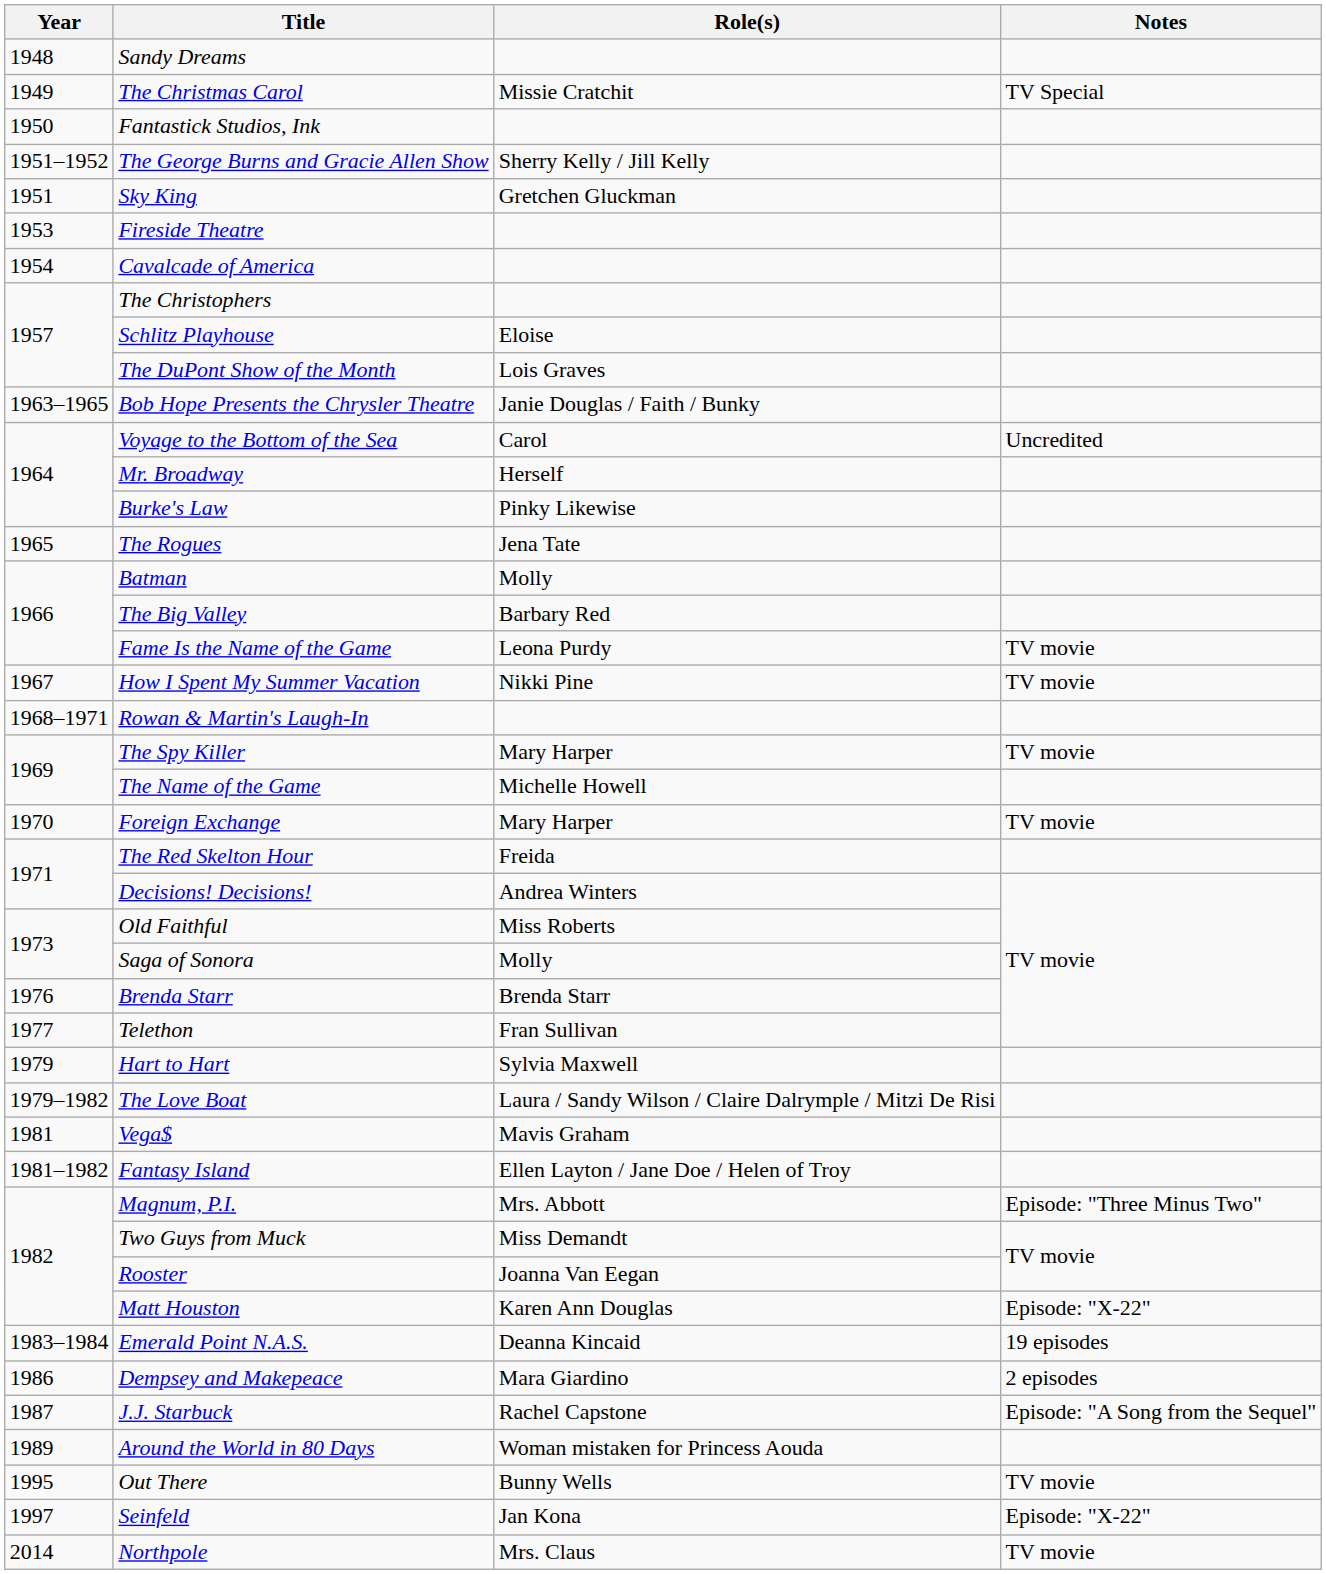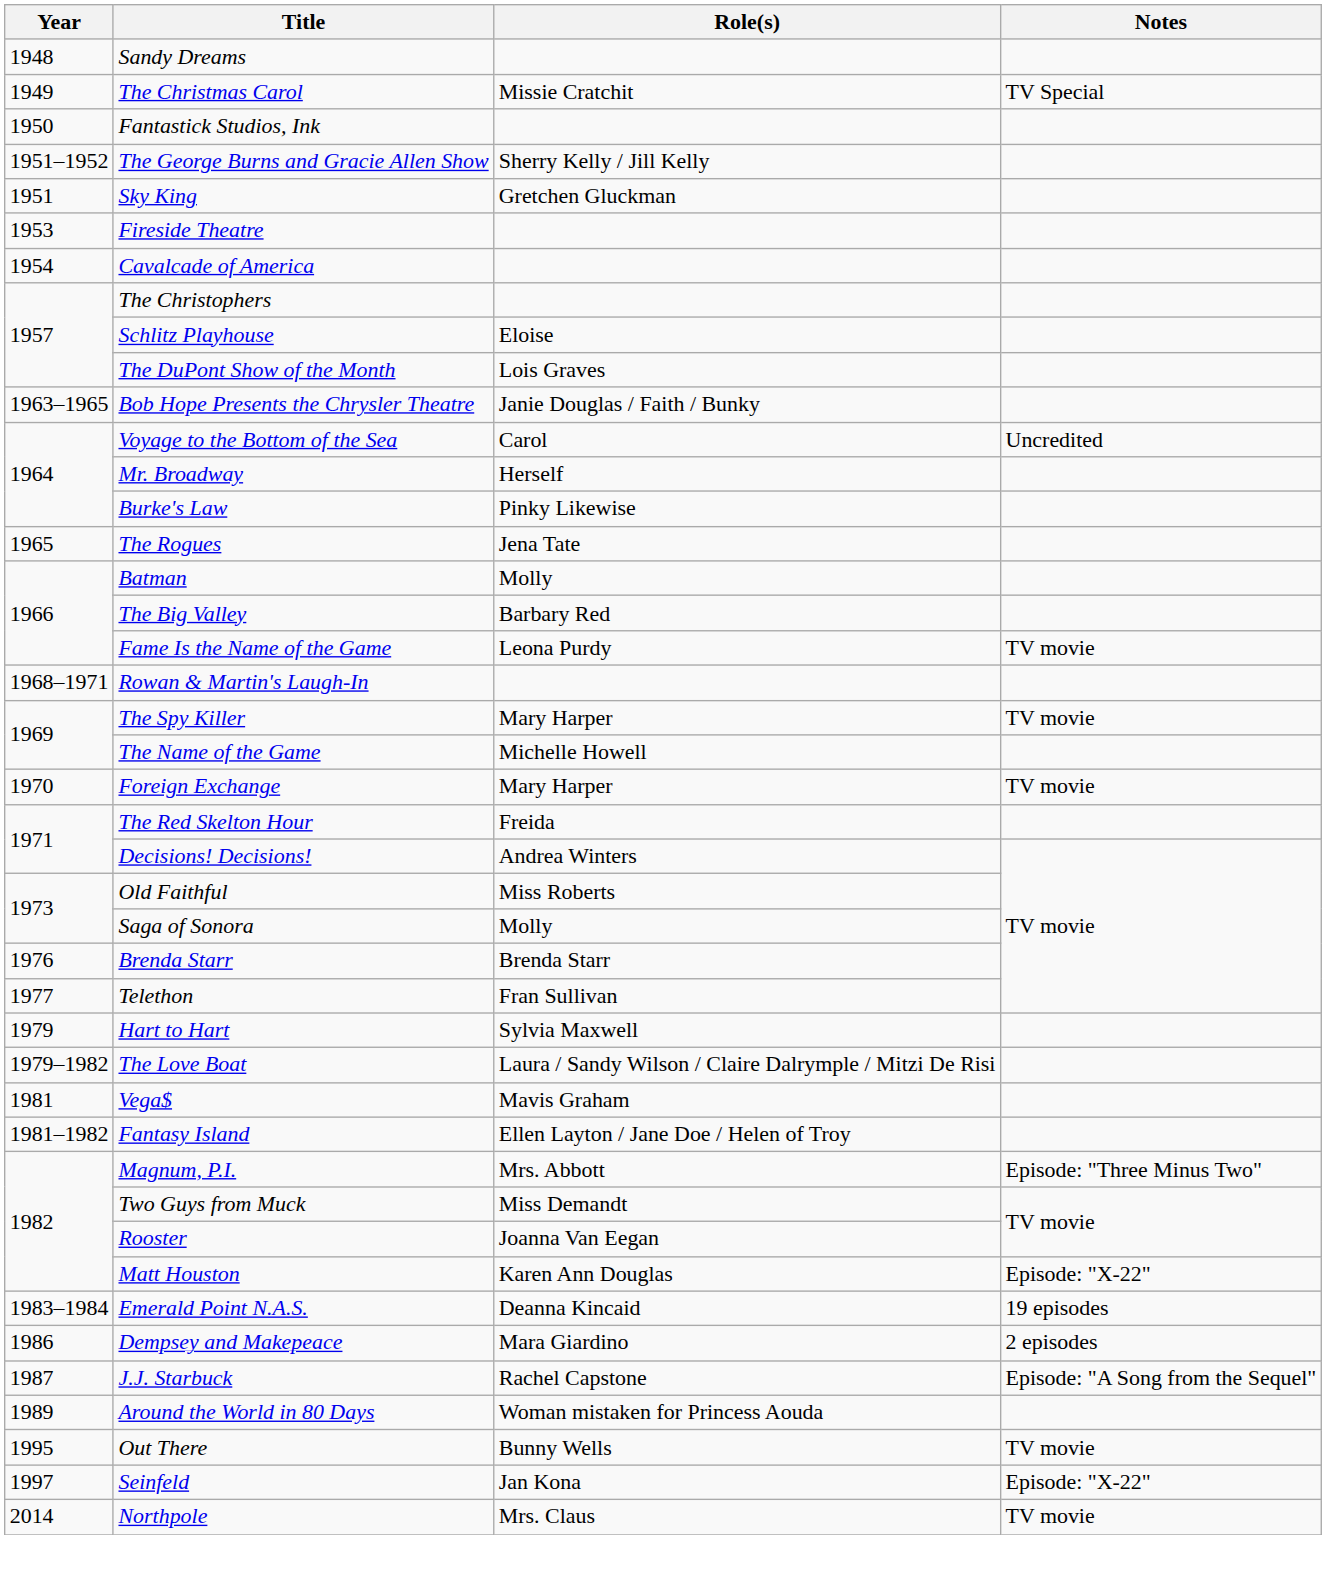- row: (269, 682)
